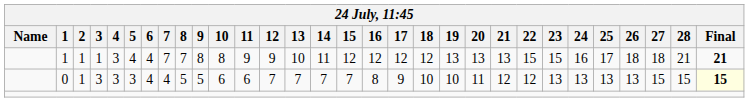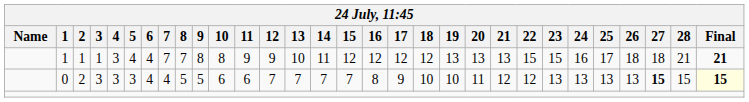(82, 79) 1 -> (82, 79) 2
(658, 79) normal -> (658, 79) bold
